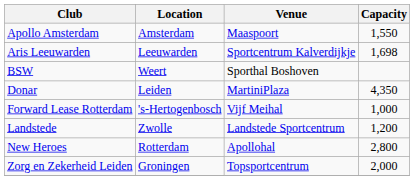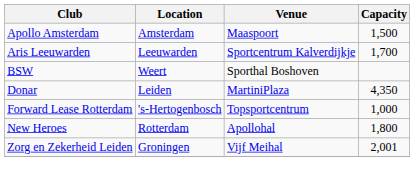(384, 33) 1,550 -> (384, 33) 1,500
(384, 52) 1,698 -> (384, 52) 1,700
(255, 109) Vijf Meihal -> (268, 109) Topsportcentrum
- row: (32, 128)
(384, 147) 2,800 -> (384, 128) 1,800
(268, 166) Topsportcentrum -> (255, 147) Vijf Meihal
(384, 166) 2,000 -> (384, 147) 2,001
